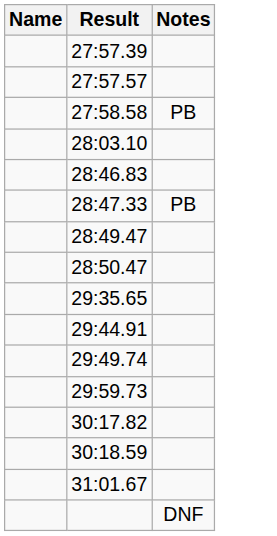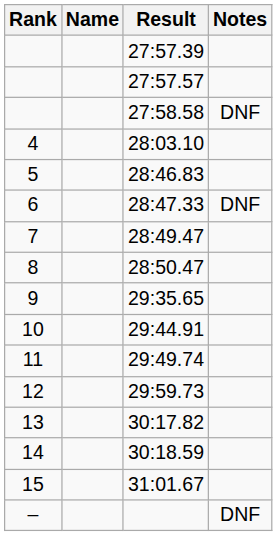+ column: (33, 19)
(183, 112) PB -> (240, 112) DNF
(183, 205) PB -> (240, 205) DNF
